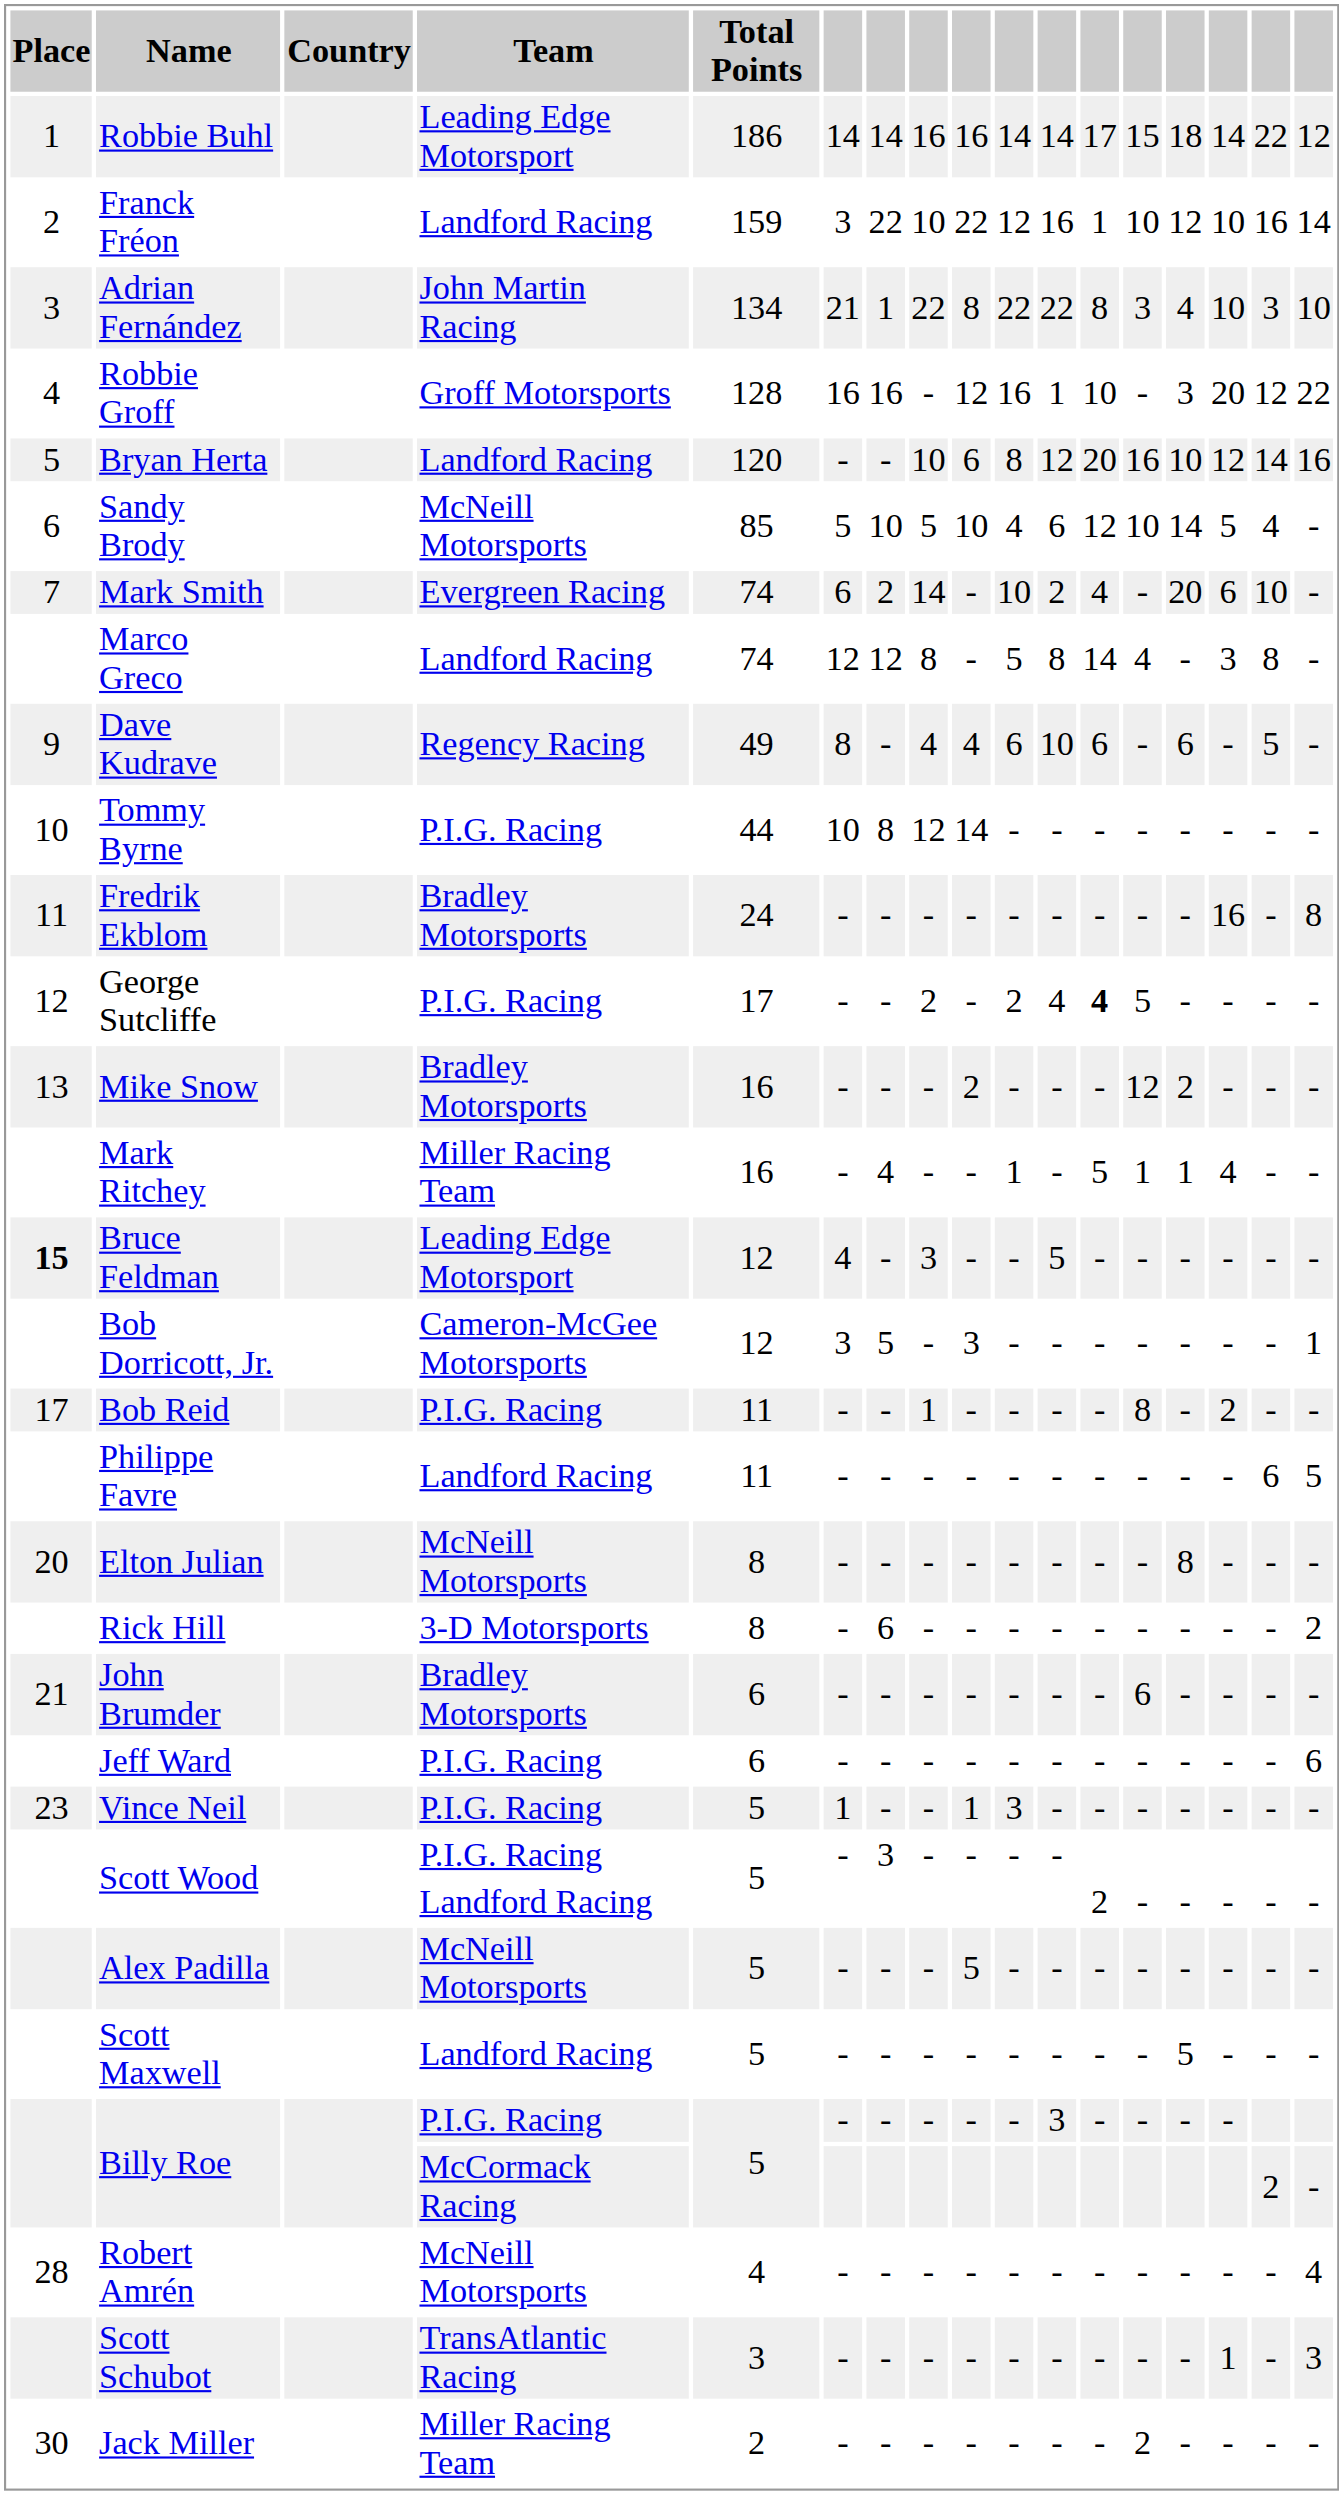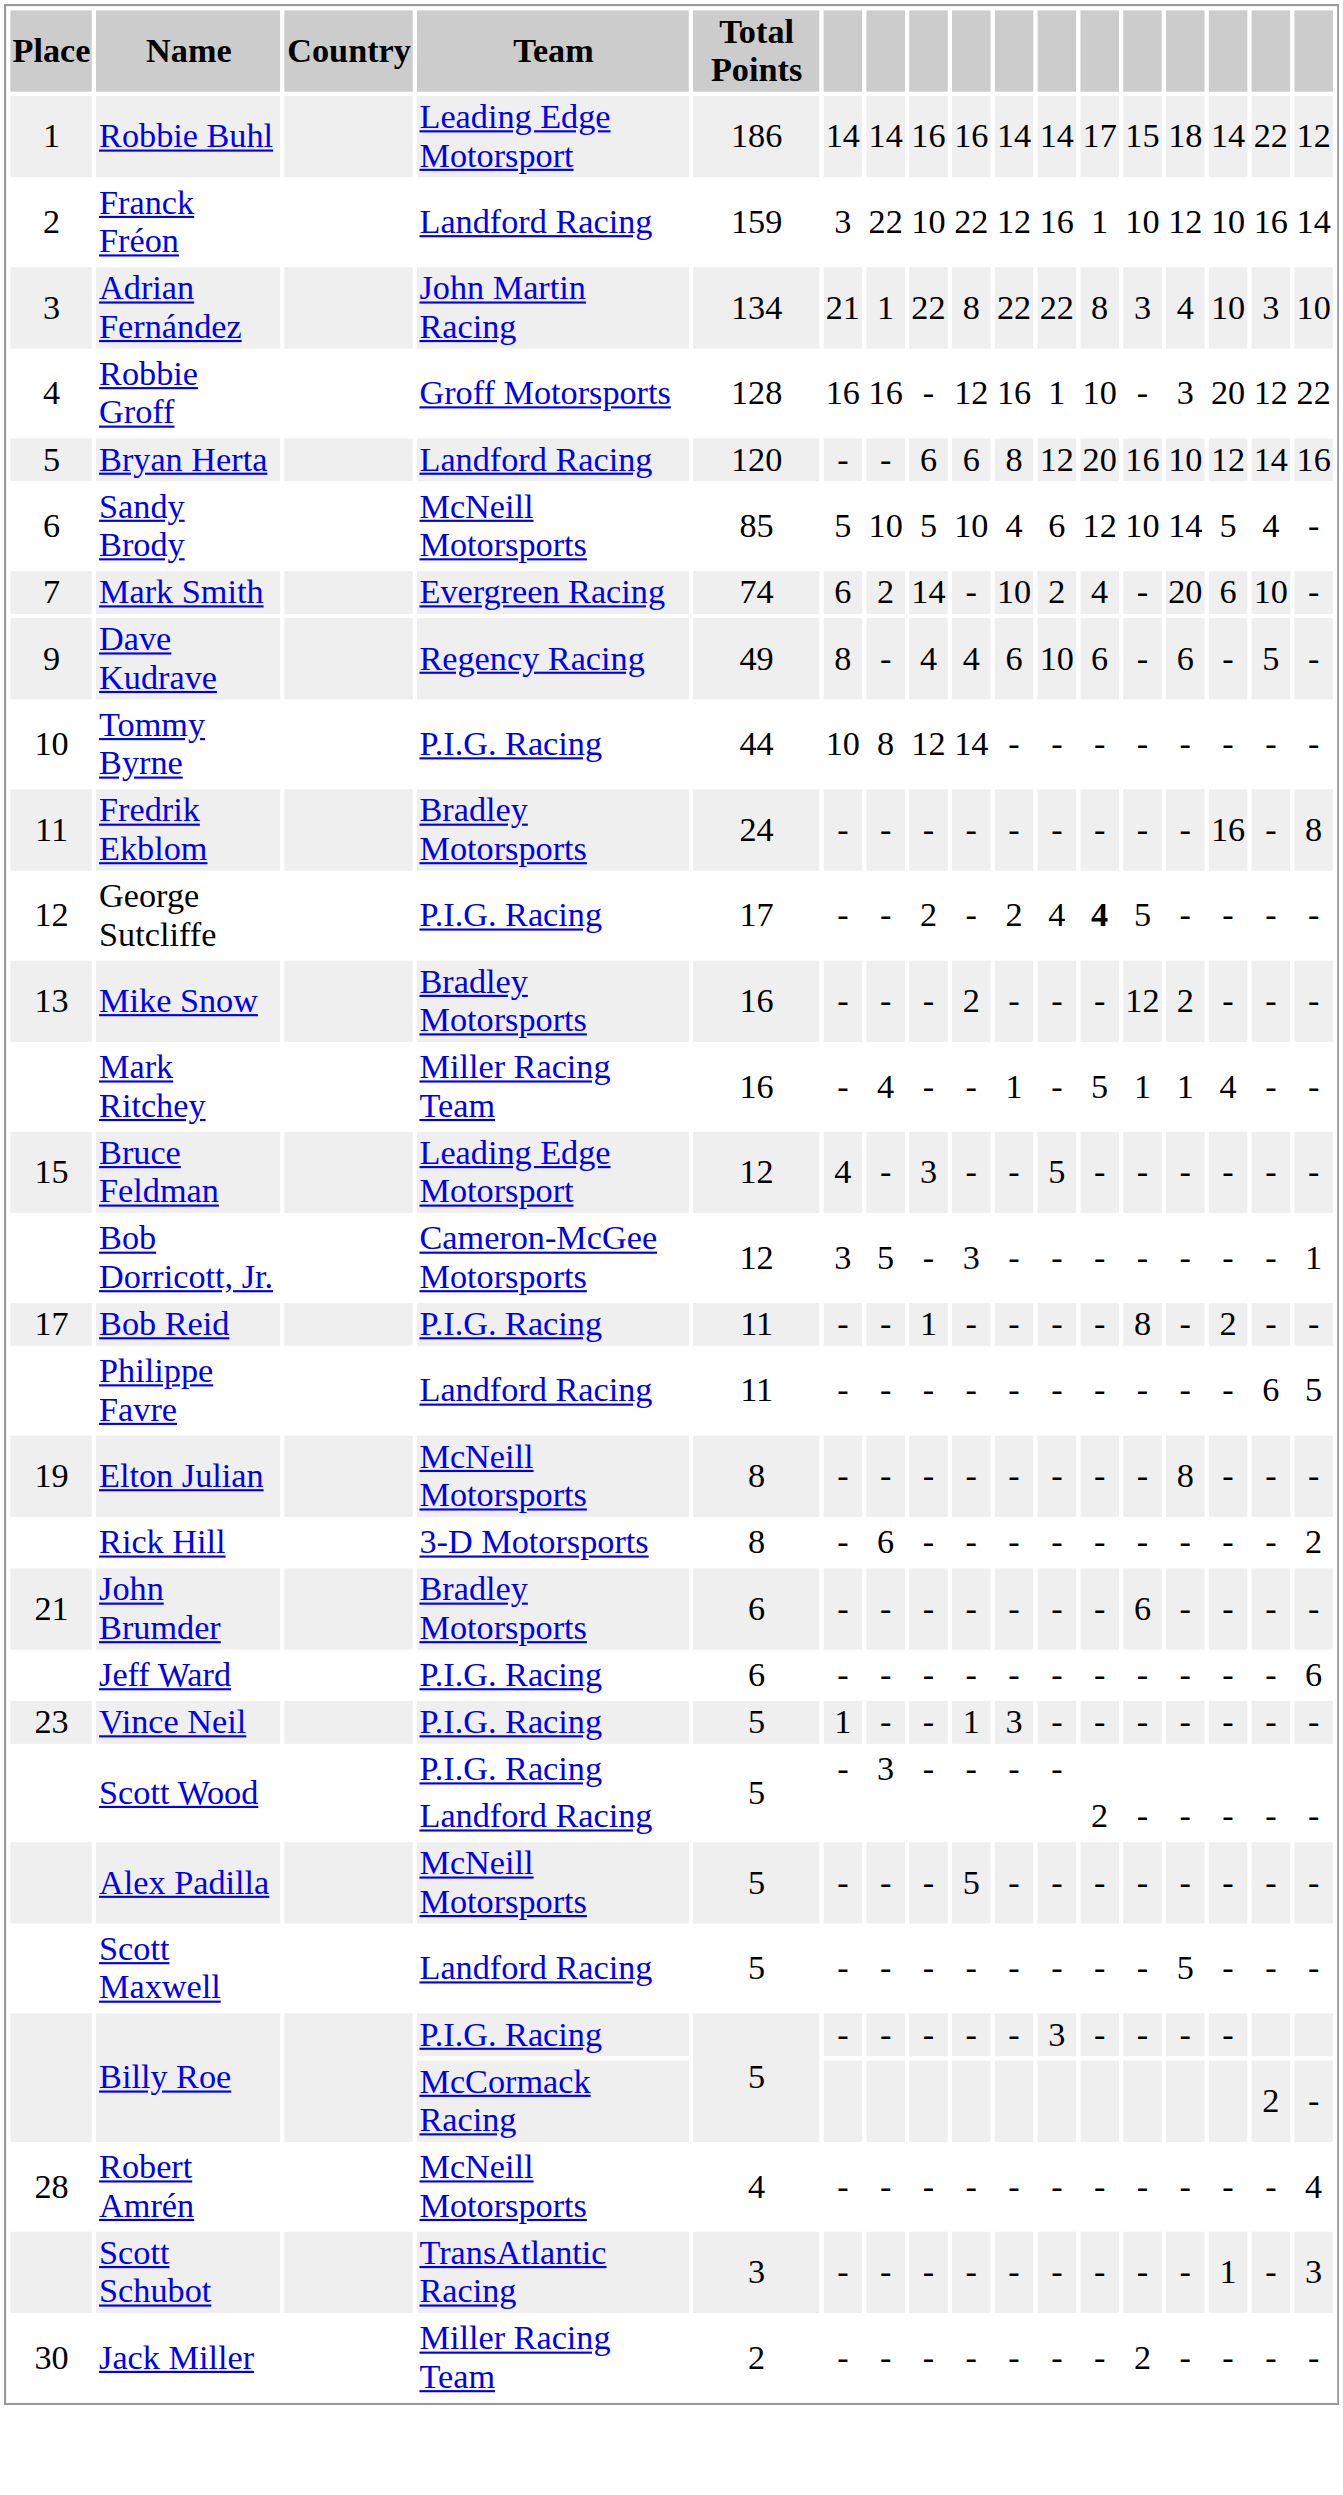(928, 459) 10 -> (928, 459) 6
- row: (144, 658)
(52, 1257) bold -> (52, 1171) normal
(52, 1561) 20 -> (52, 1475) 19
